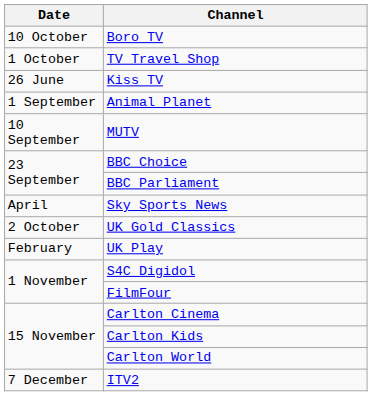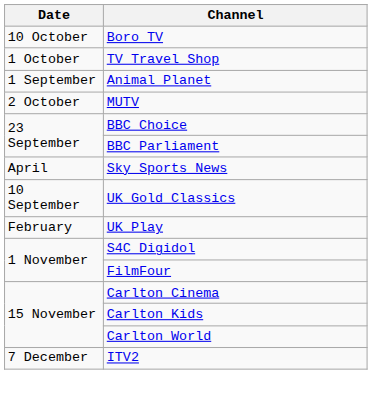- row: (135, 81)
(44, 132) 10 September -> (44, 103) 2 October
(44, 227) 2 October -> (44, 198) 10 September
